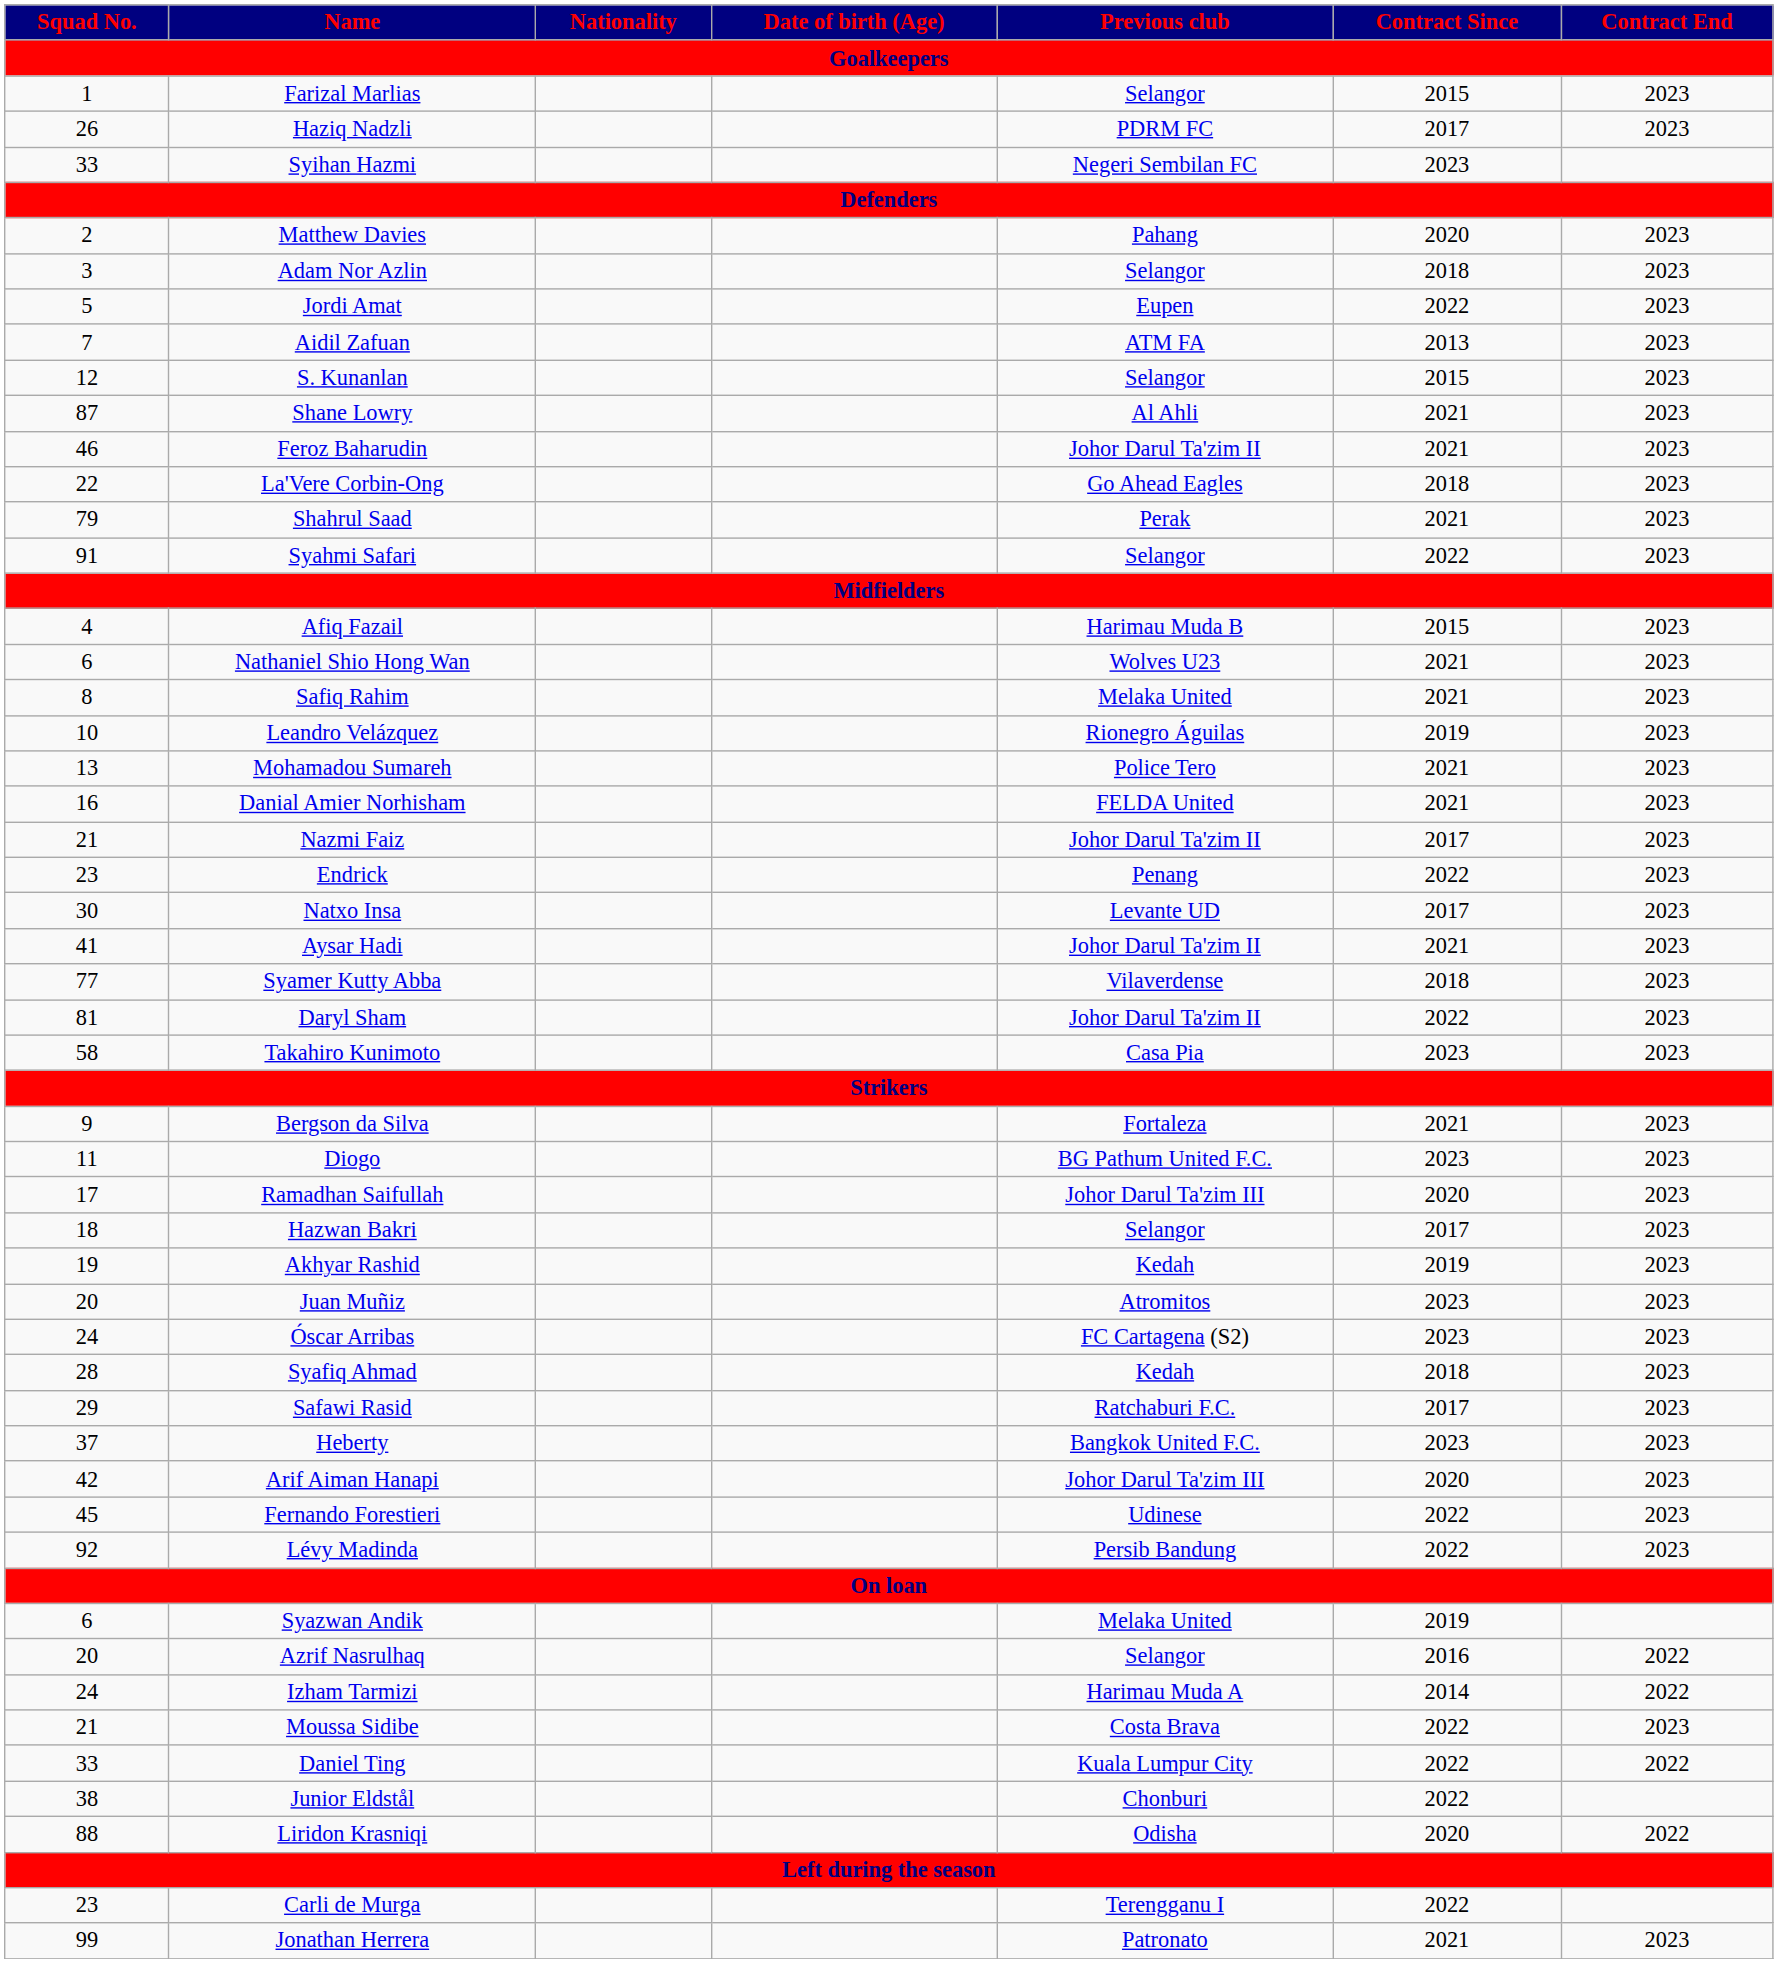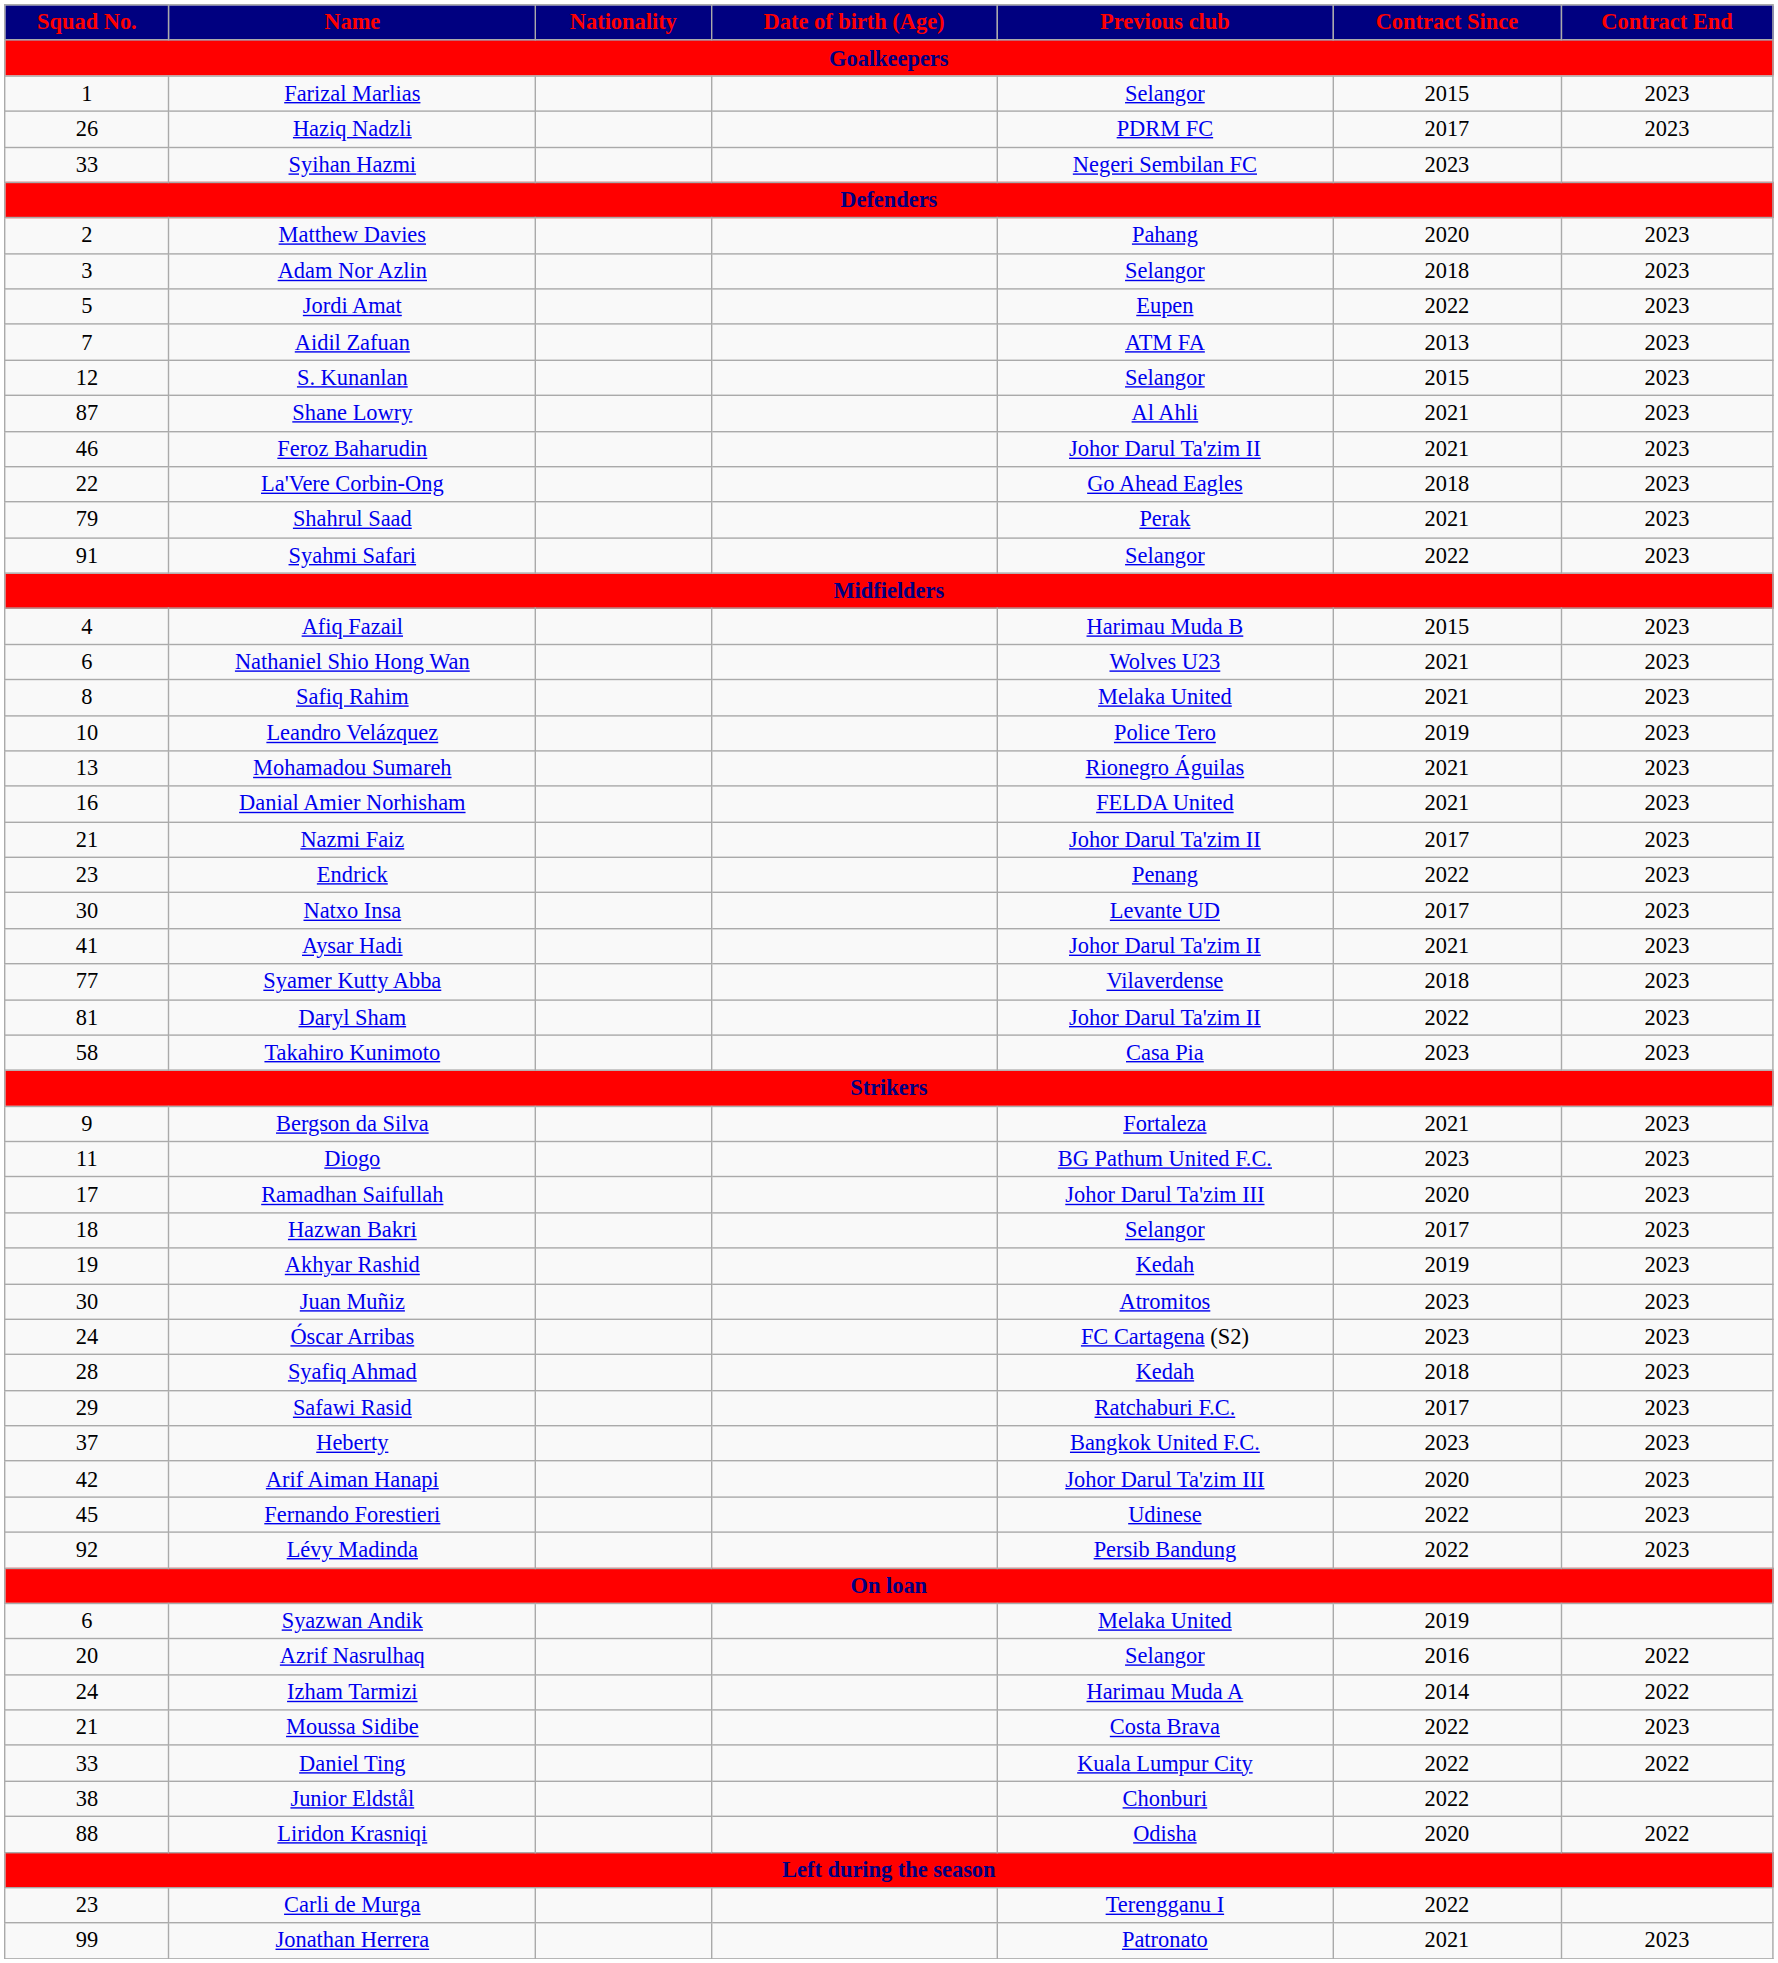(1165, 732) Rionegro Águilas -> (1165, 732) Police Tero
(1165, 768) Police Tero -> (1165, 768) Rionegro Águilas
(87, 1301) 20 -> (87, 1301) 30
